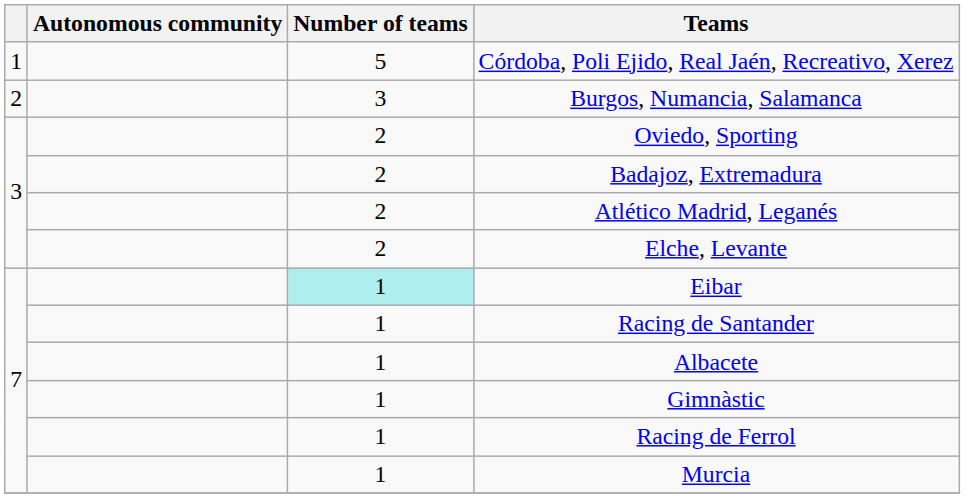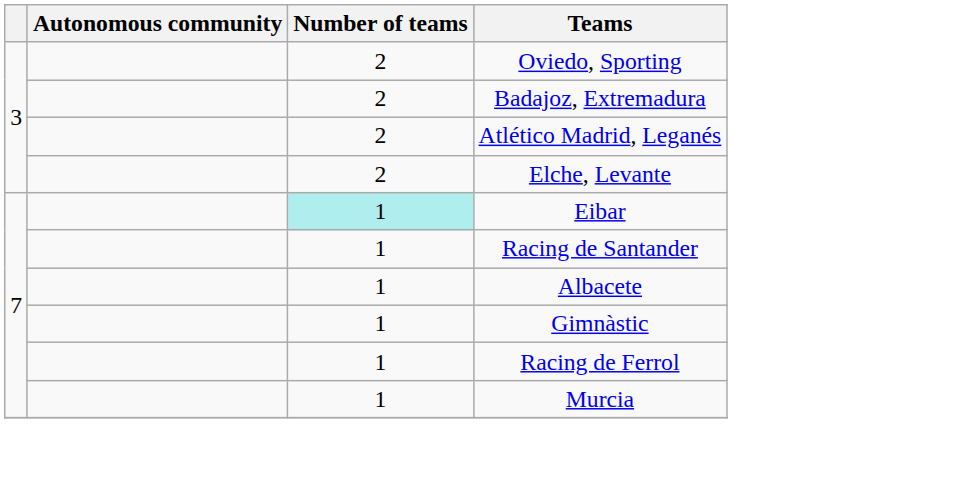- row: (716, 60)
- row: (716, 98)
